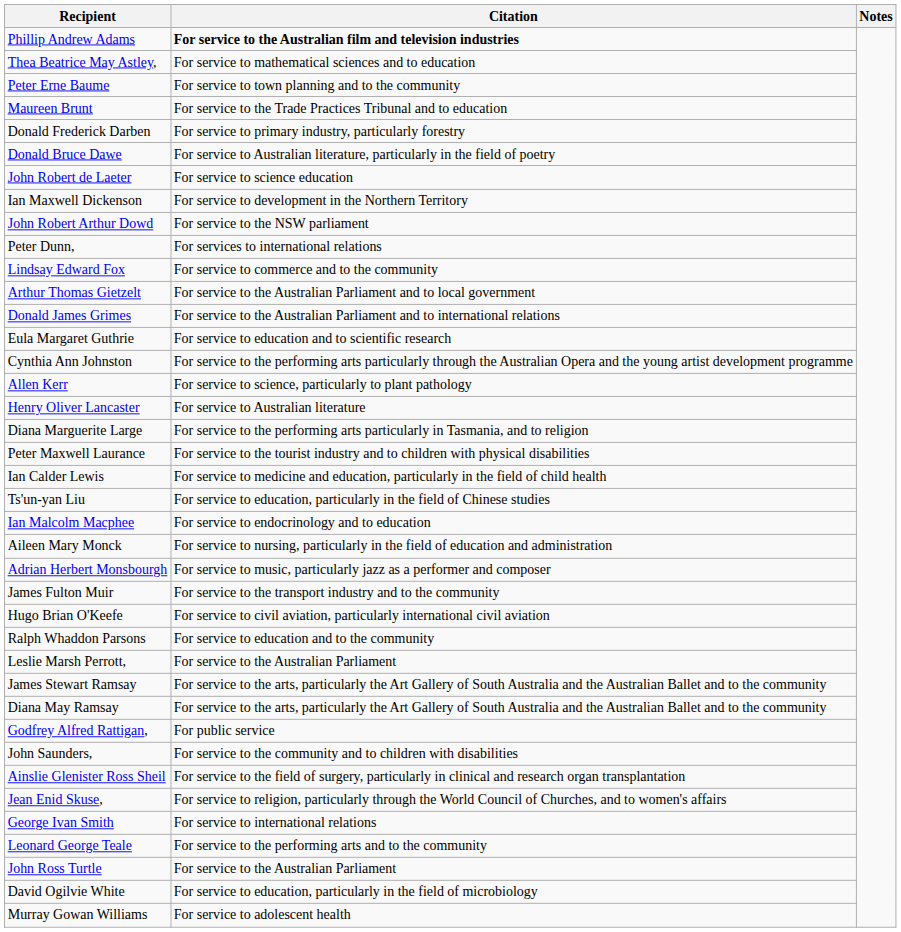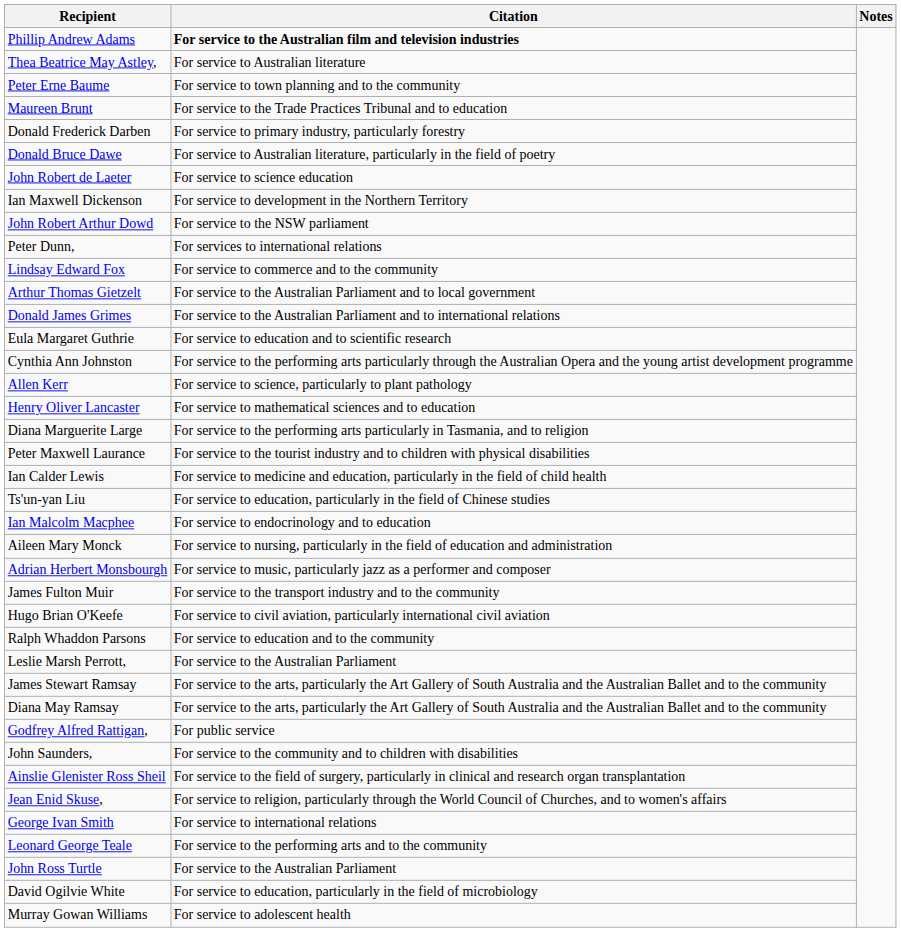(325, 62) For service to mathematical sciences and to education -> (270, 62) For service to Australian literature
(270, 408) For service to Australian literature -> (325, 408) For service to mathematical sciences and to education
